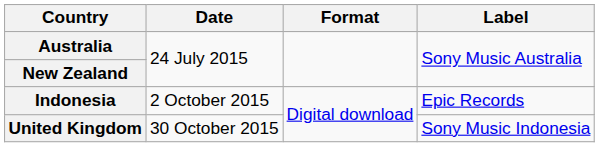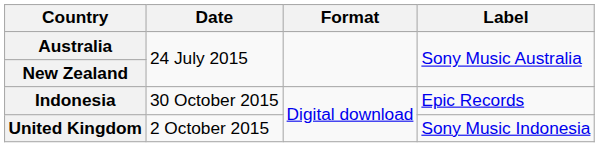(209, 100) 2 October 2015 -> (214, 100) 30 October 2015
(214, 127) 30 October 2015 -> (209, 127) 2 October 2015
